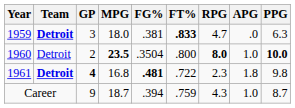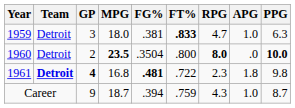(55, 34) bold -> (54, 34) normal
(253, 34) .0 -> (250, 34) 1.0
(250, 54) 1.0 -> (253, 54) .0
